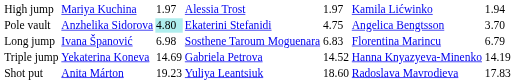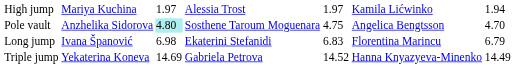(228, 25) Ekaterini Stefanidi -> (252, 25) Sosthene Taroum Moguenara
(495, 25) 3.70 -> (495, 25) 4.70
(252, 41) Sosthene Taroum Moguenara -> (228, 41) Ekaterini Stefanidi
(498, 57) 14.19 -> (498, 57) 14.49
- row: (24, 73)
